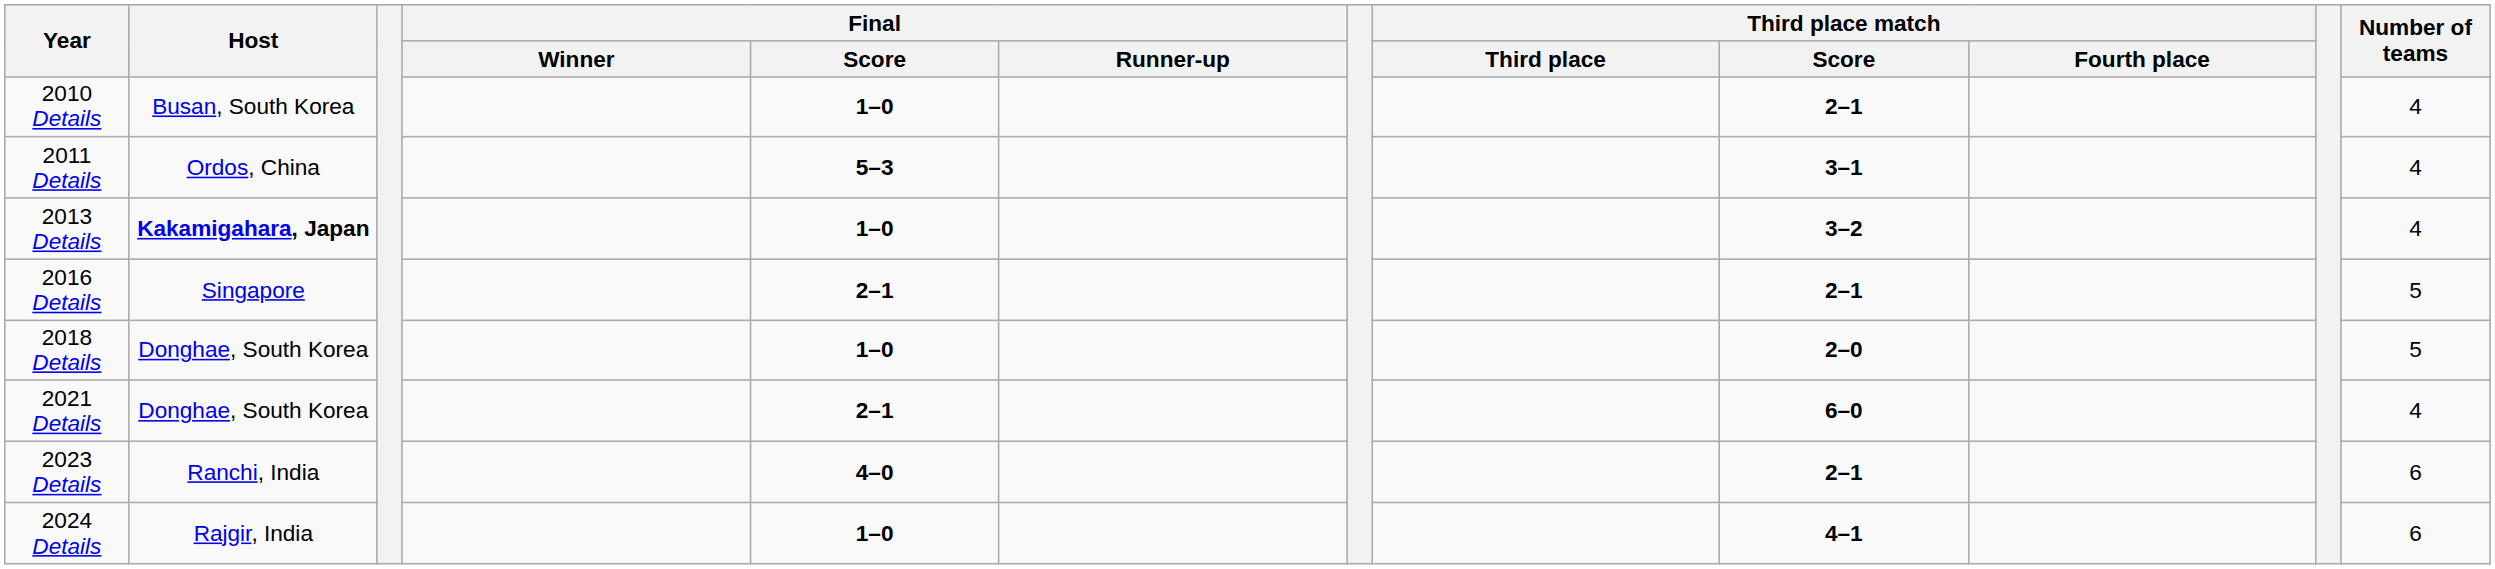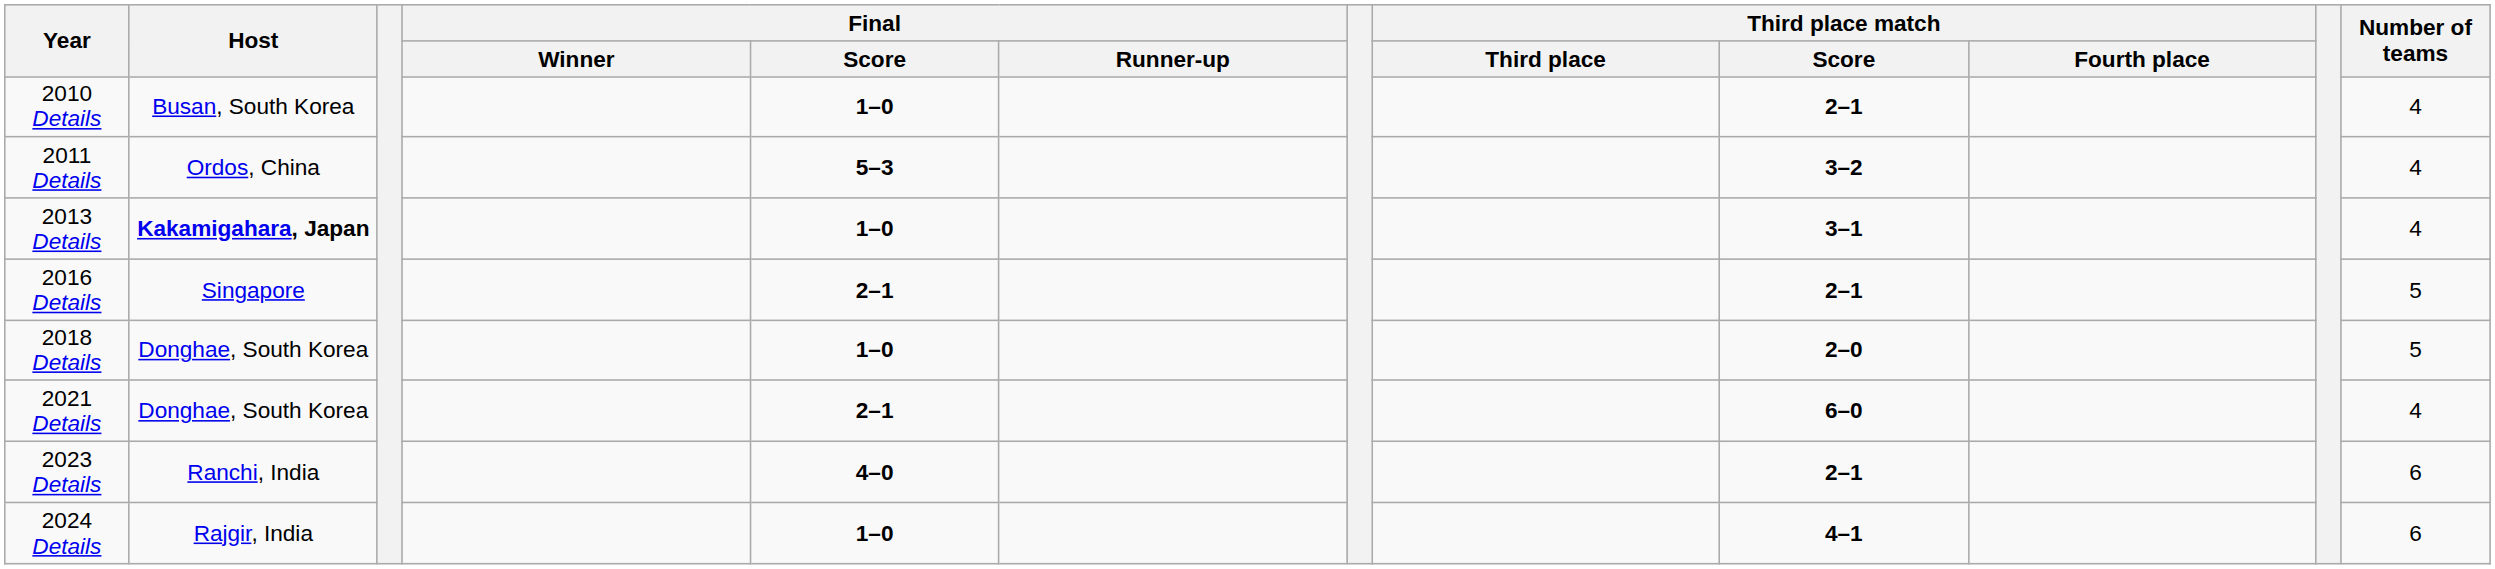(1844, 168) 3–1 -> (1844, 168) 3–2
(1844, 229) 3–2 -> (1844, 229) 3–1
